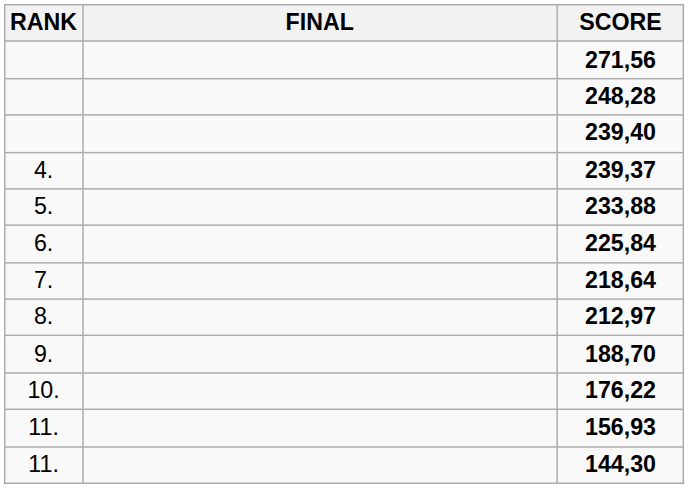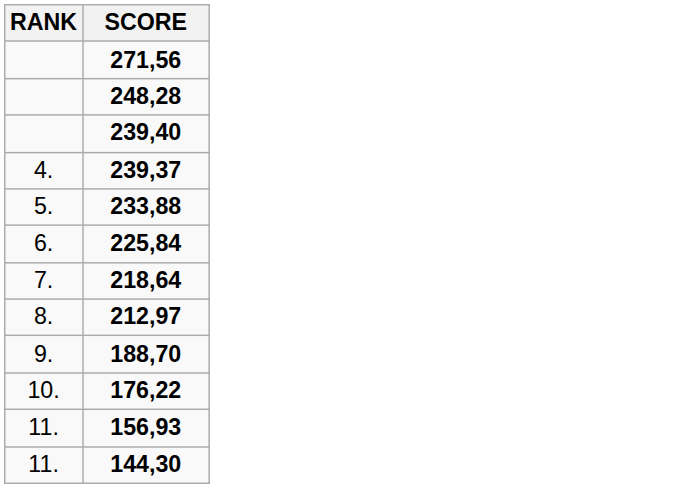- column: (320, 22)
